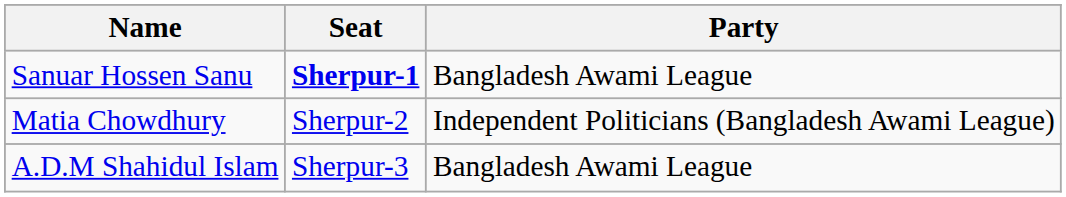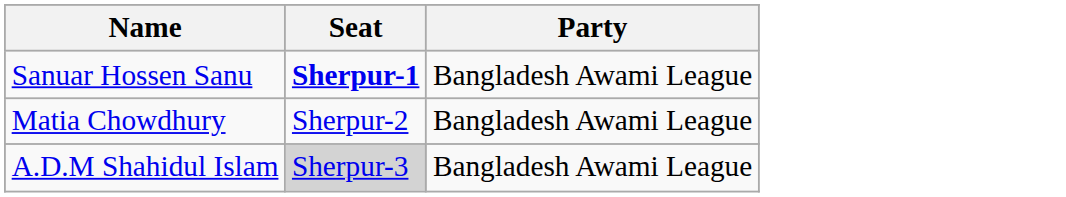(744, 120) Independent Politicians (Bangladesh Awami League) -> (593, 120) Bangladesh Awami League
(350, 167) no background -> (350, 167) lightgrey background
